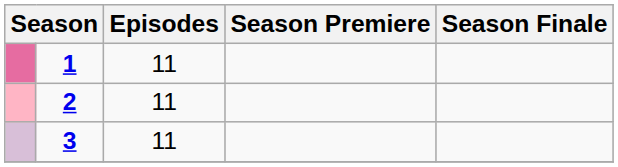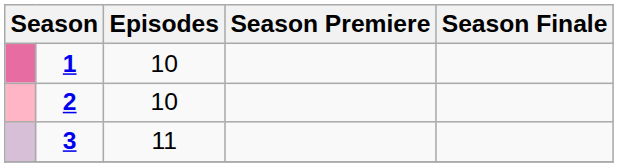(164, 63) 11 -> (164, 63) 10
(164, 102) 11 -> (164, 102) 10
